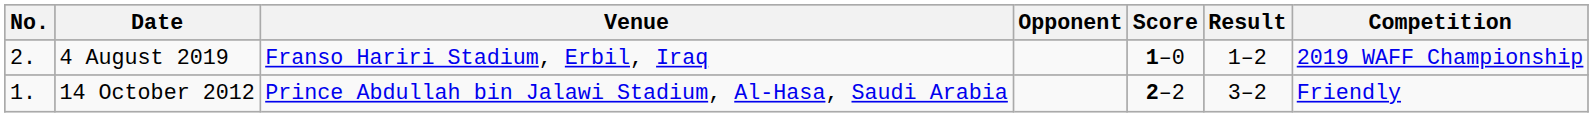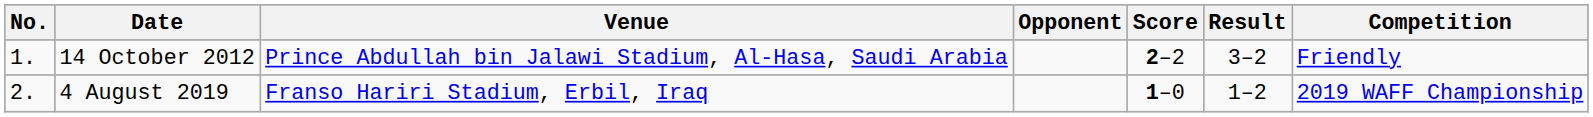rows swapped: (157, 93) <-> (144, 58)
